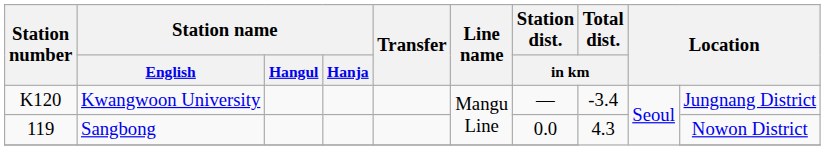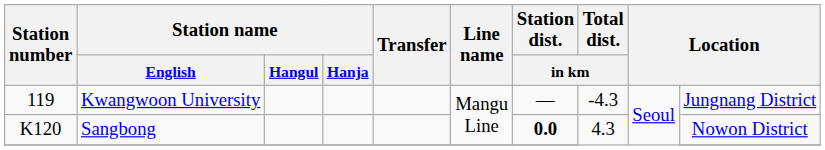(41, 99) K120 -> (41, 99) 119
(603, 99) -3.4 -> (603, 99) -4.3
(41, 129) 119 -> (41, 129) K120
(545, 129) normal -> (545, 129) bold
